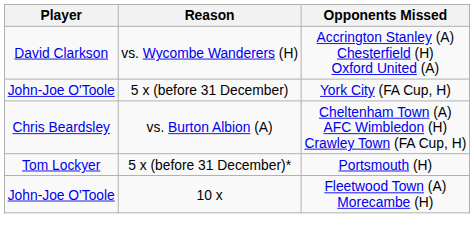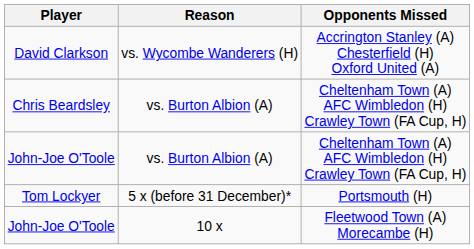- row: (61, 90)
+ row: (61, 159)
